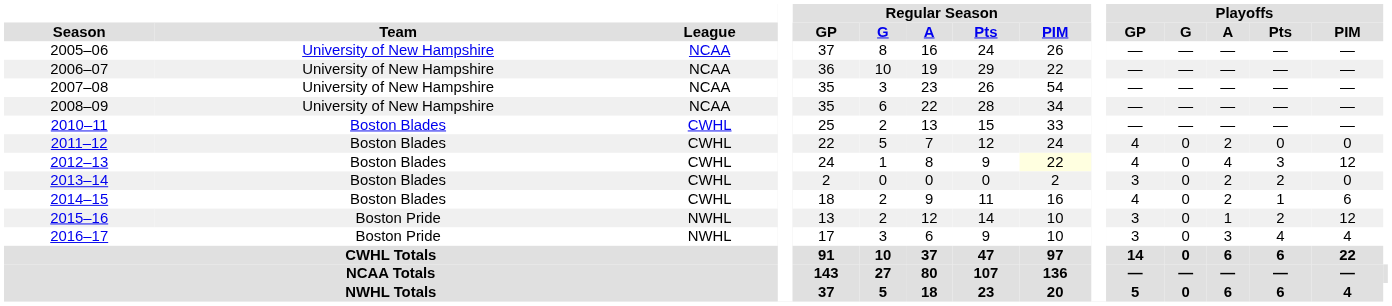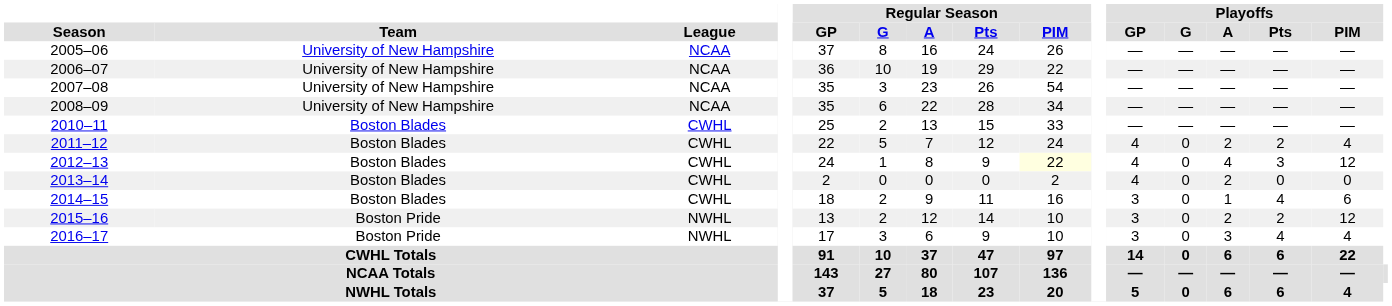(1280, 143) 0 -> (1280, 143) 2
(1347, 143) 0 -> (1347, 143) 4
(1135, 180) 3 -> (1135, 180) 4
(1280, 180) 2 -> (1280, 180) 0
(1135, 199) 4 -> (1135, 199) 3
(1228, 199) 2 -> (1228, 199) 1
(1280, 199) 1 -> (1280, 199) 4
(1228, 217) 1 -> (1228, 217) 2
